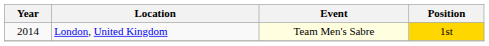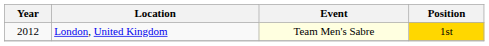(28, 31) 2014 -> (28, 31) 2012
